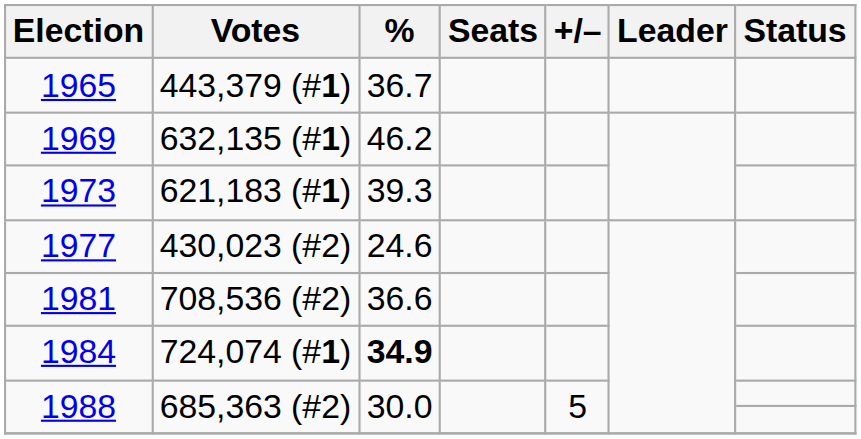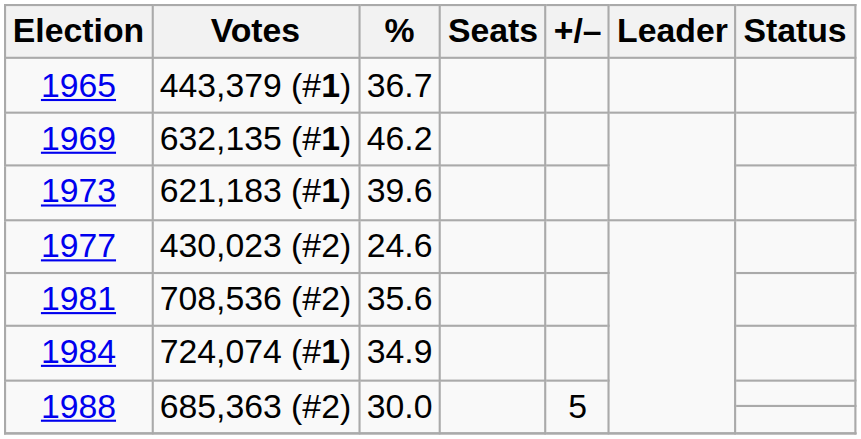(400, 191) 39.3 -> (400, 191) 39.6
(400, 298) 36.6 -> (400, 298) 35.6
(400, 352) bold -> (400, 352) normal
